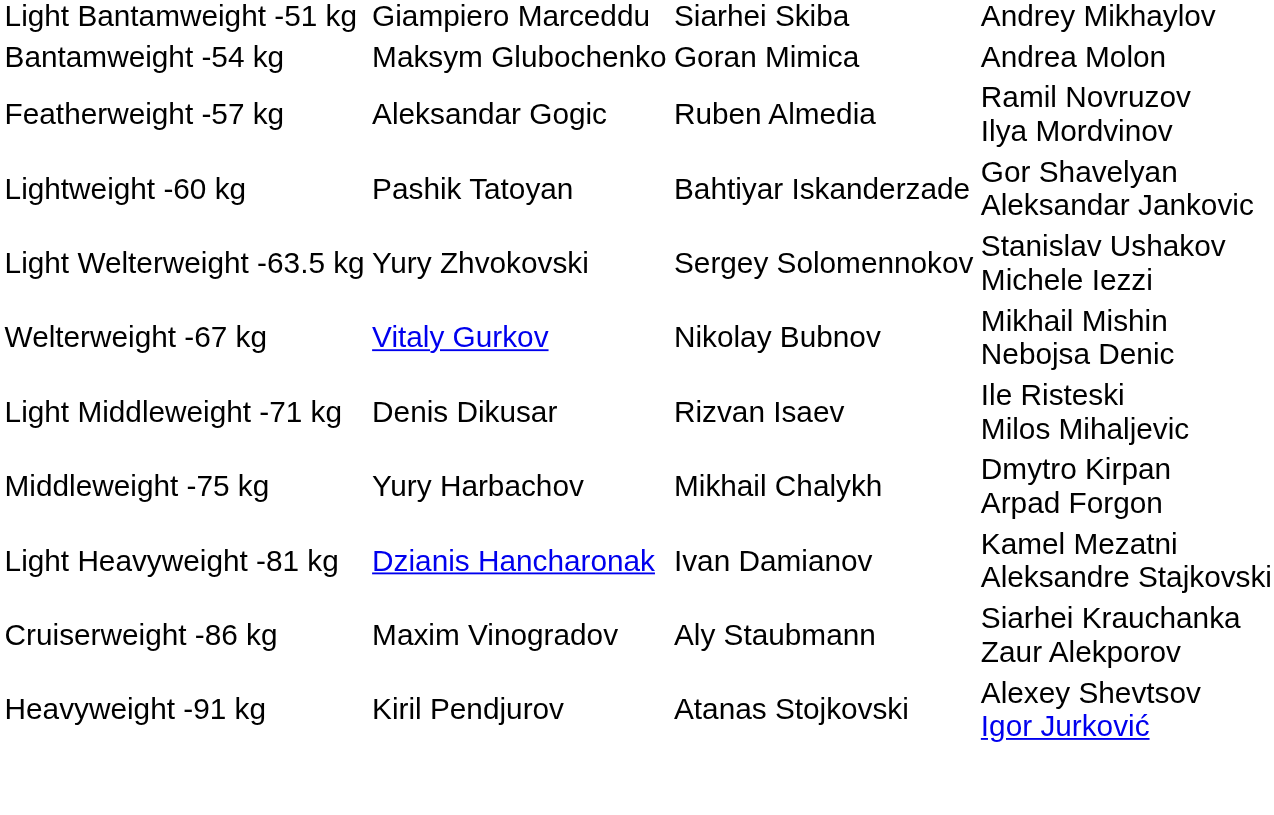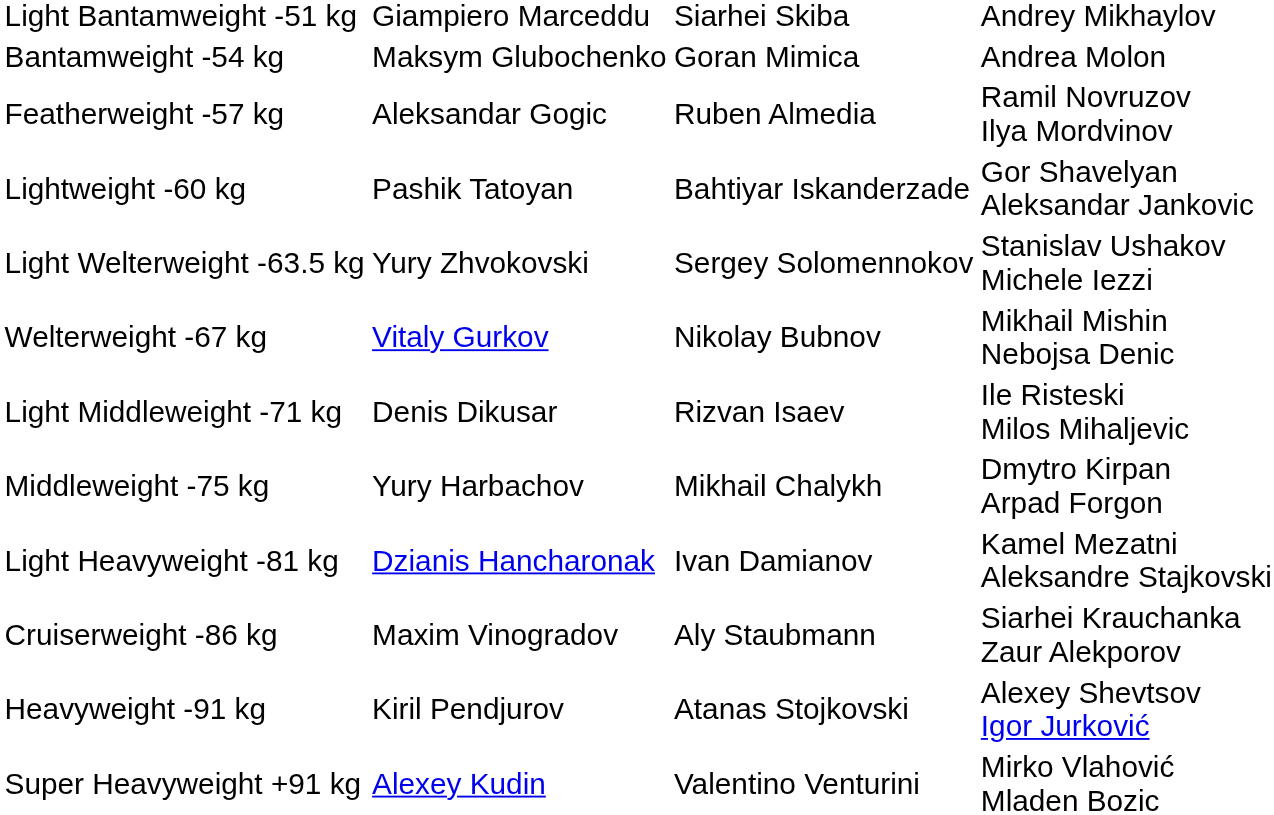+ row: (183, 784)
